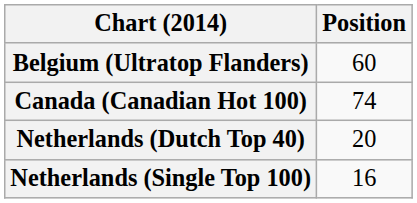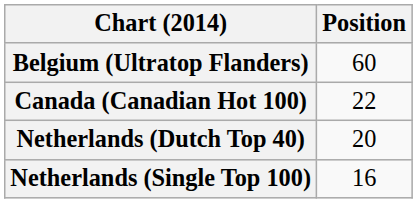(364, 100) 74 -> (364, 100) 22
